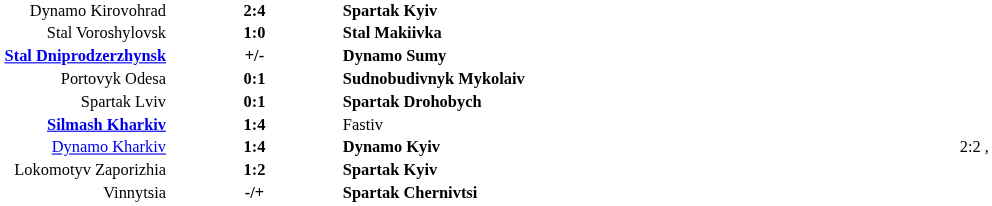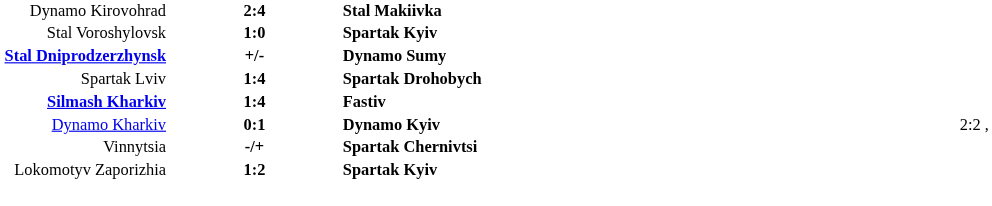(390, 10) Spartak Kyiv -> (392, 10) Stal Makiivka
(392, 33) Stal Makiivka -> (390, 33) Spartak Kyiv
- row: (113, 78)
(254, 101) 0:1 -> (254, 78) 1:4
(363, 124) normal -> (364, 101) bold
(254, 147) 1:4 -> (254, 124) 0:1
rows swapped: (90, 169) <-> (135, 192)
